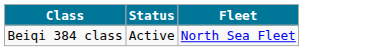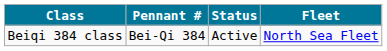+ column: (167, 15)
